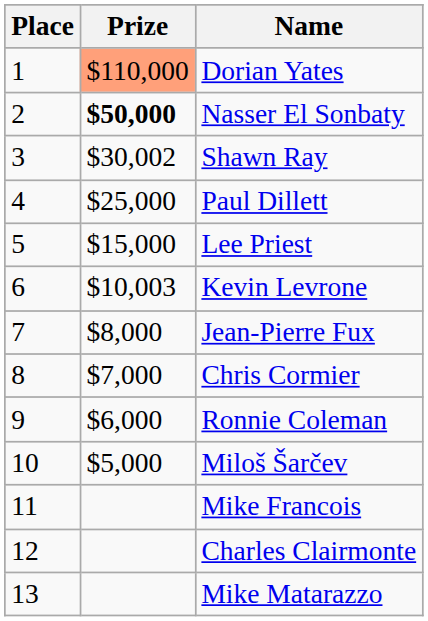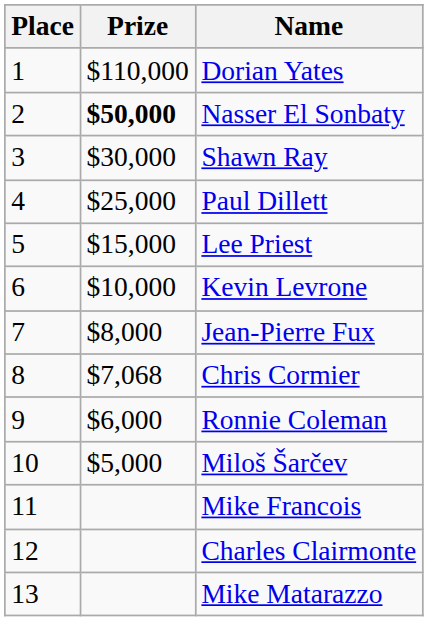(138, 69) lightsalmon background -> (138, 69) no background
(131, 157) $30,002 -> (131, 157) $30,000
(131, 288) $10,003 -> (131, 288) $10,000
(124, 375) $7,000 -> (124, 375) $7,068
